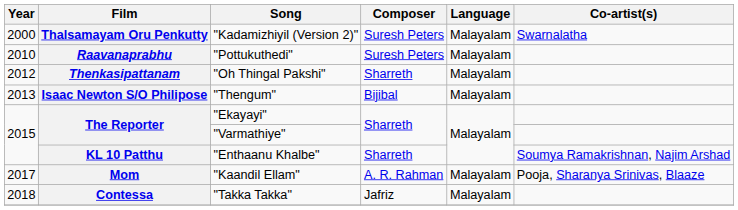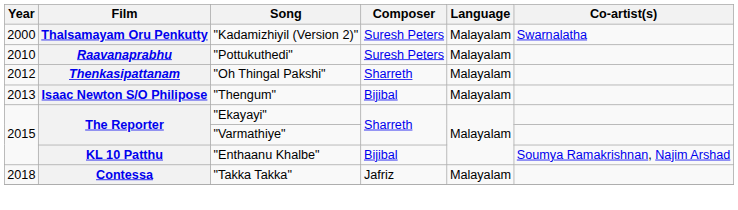(388, 154) Sharreth -> (381, 154) Bijibal
- row: (257, 174)
